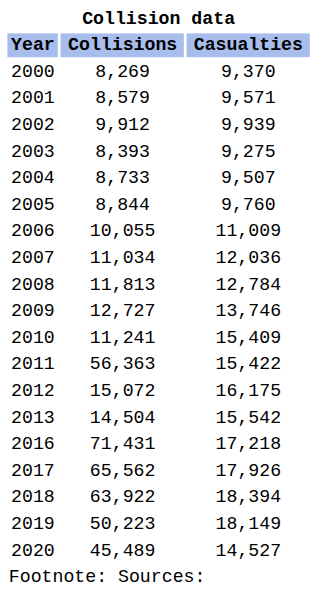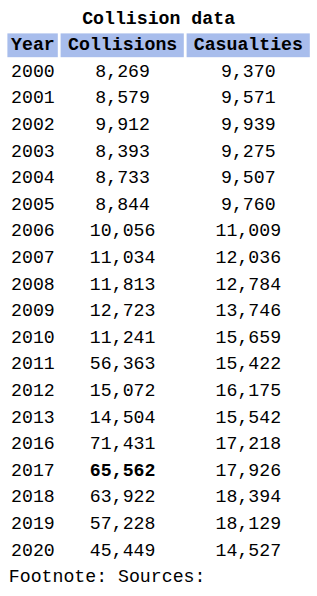(123, 232) 10,055 -> (123, 232) 10,056
(123, 311) 12,727 -> (123, 311) 12,723
(248, 338) 15,409 -> (248, 338) 15,659
(123, 471) normal -> (123, 471) bold
(123, 524) 50,223 -> (123, 524) 57,228
(248, 524) 18,149 -> (248, 524) 18,129
(123, 551) 45,489 -> (123, 551) 45,449
